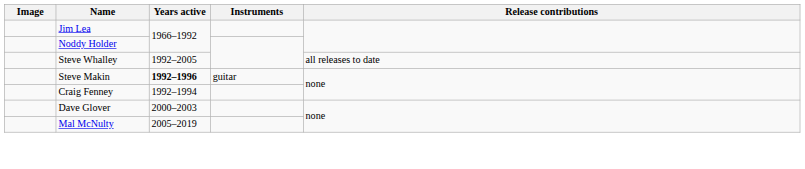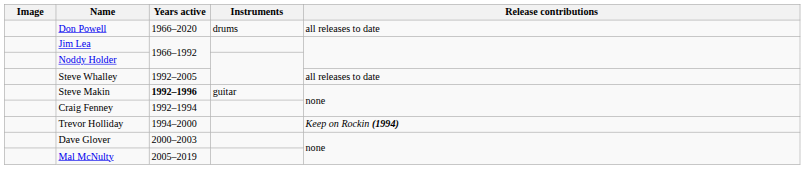+ row: (82, 28)
+ row: (91, 124)
